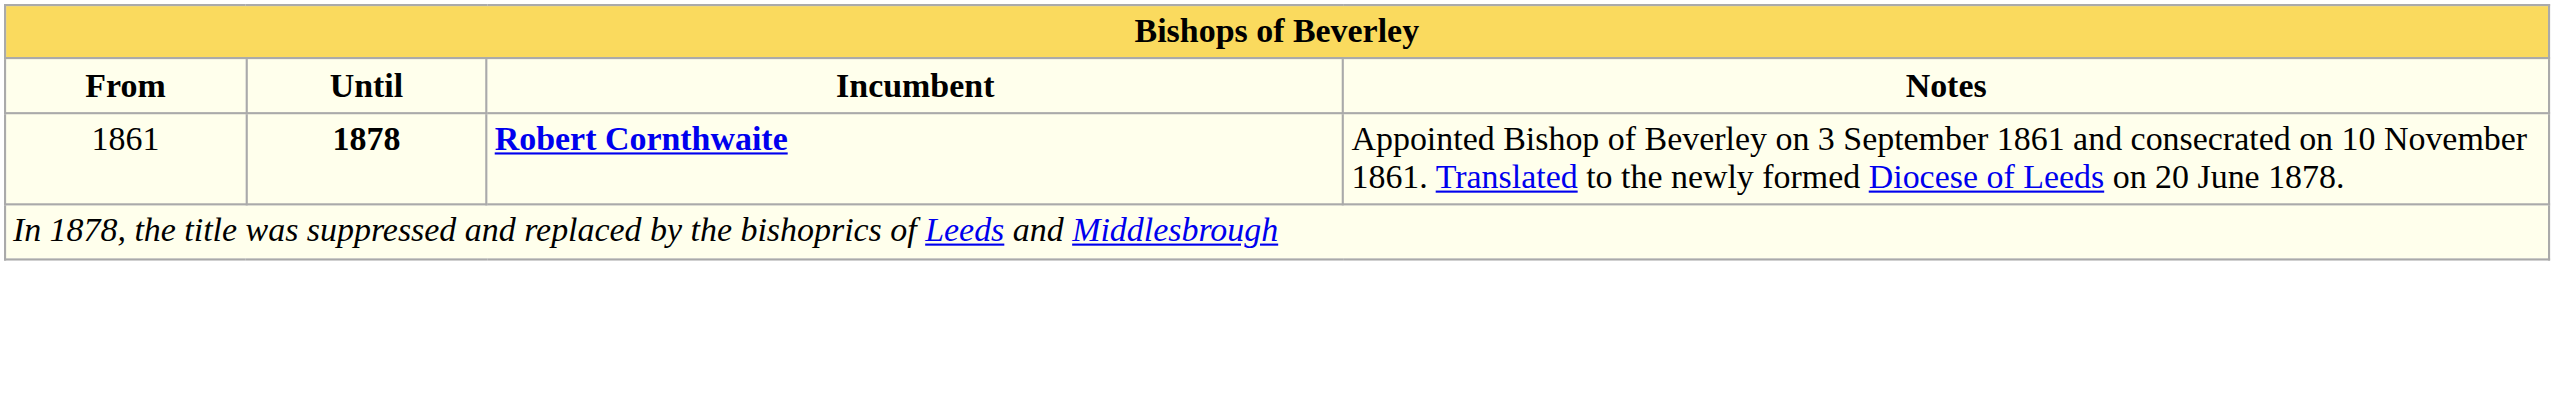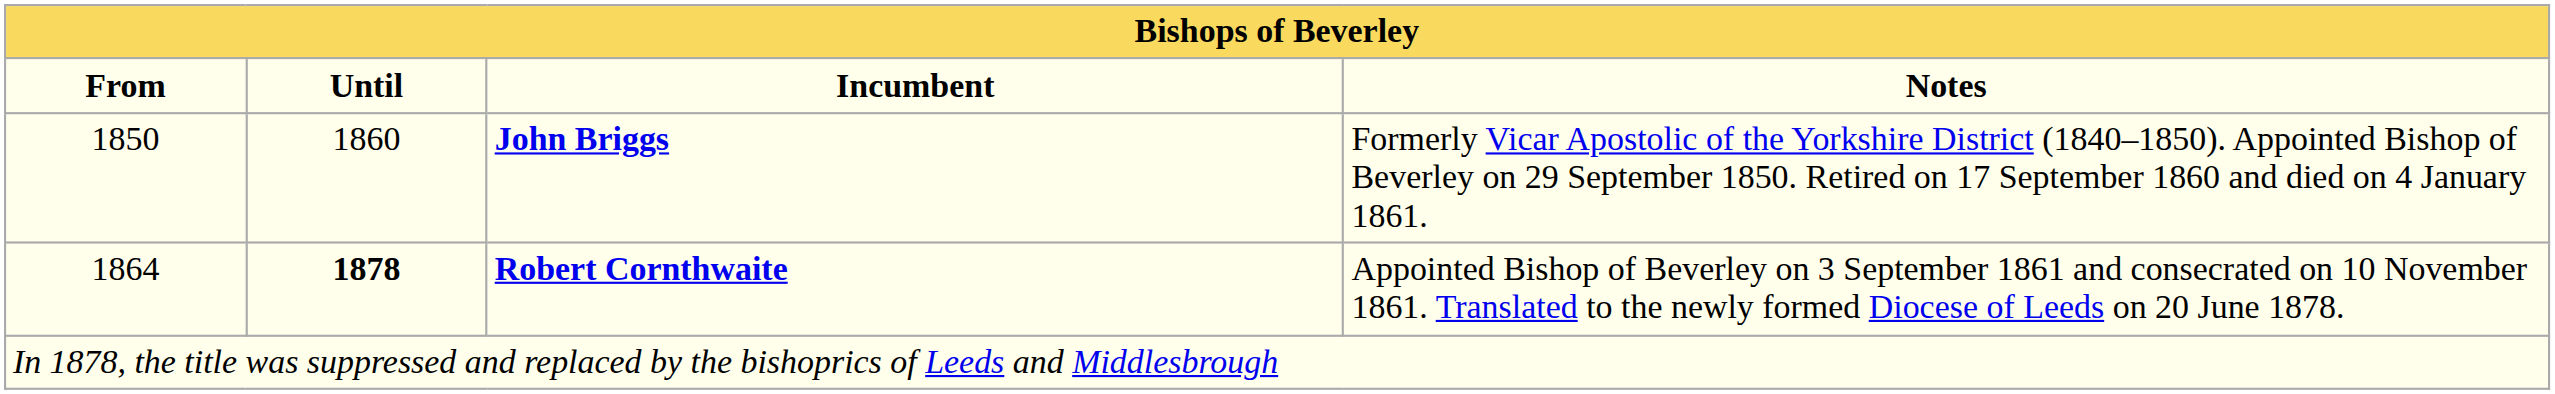+ row: (582, 138)
(126, 138) 1861 -> (126, 269) 1864
